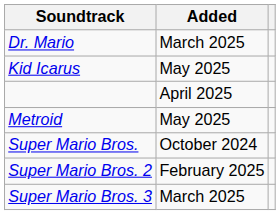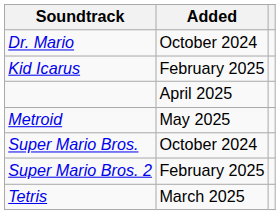(202, 42) March 2025 -> (208, 42) October 2024
(195, 68) May 2025 -> (212, 68) February 2025
- row: (80, 196)
+ row: (28, 196)
